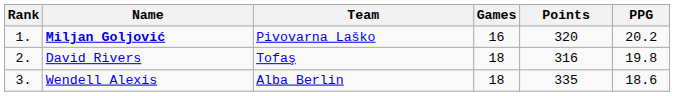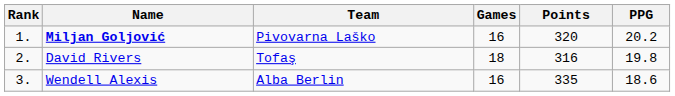(497, 80) 18 -> (497, 80) 16
